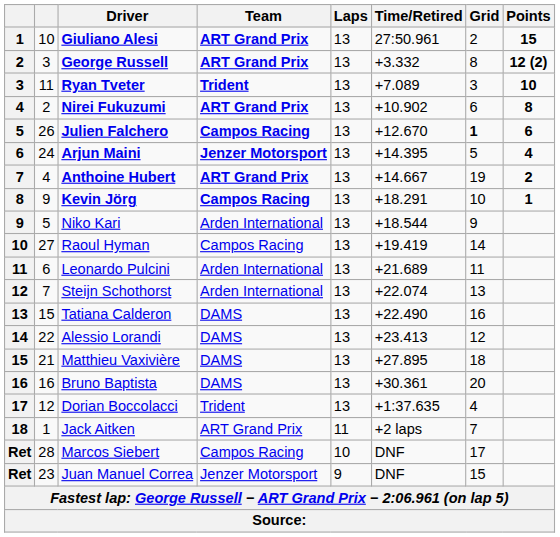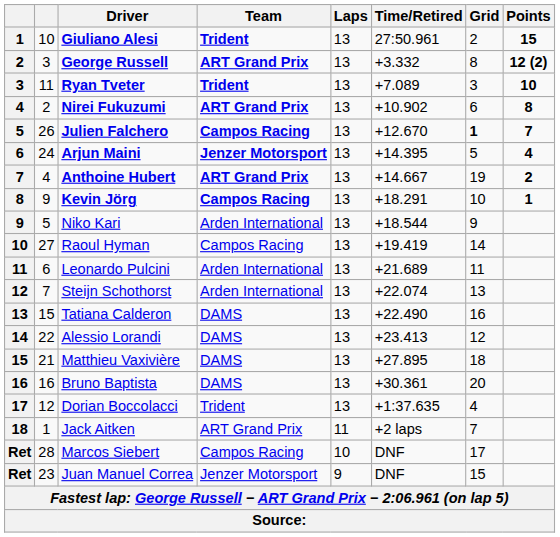(254, 39) ART Grand Prix -> (224, 39) Trident
(528, 130) 6 -> (528, 130) 7
